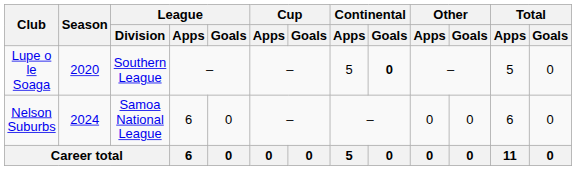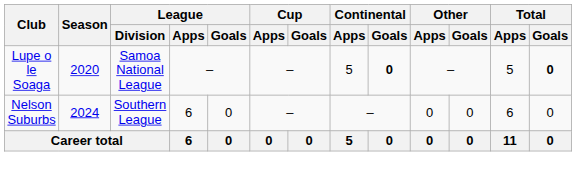(140, 70) Southern League -> (140, 70) Samoa National League
(550, 70) normal -> (550, 70) bold
(140, 120) Samoa National League -> (140, 112) Southern League
